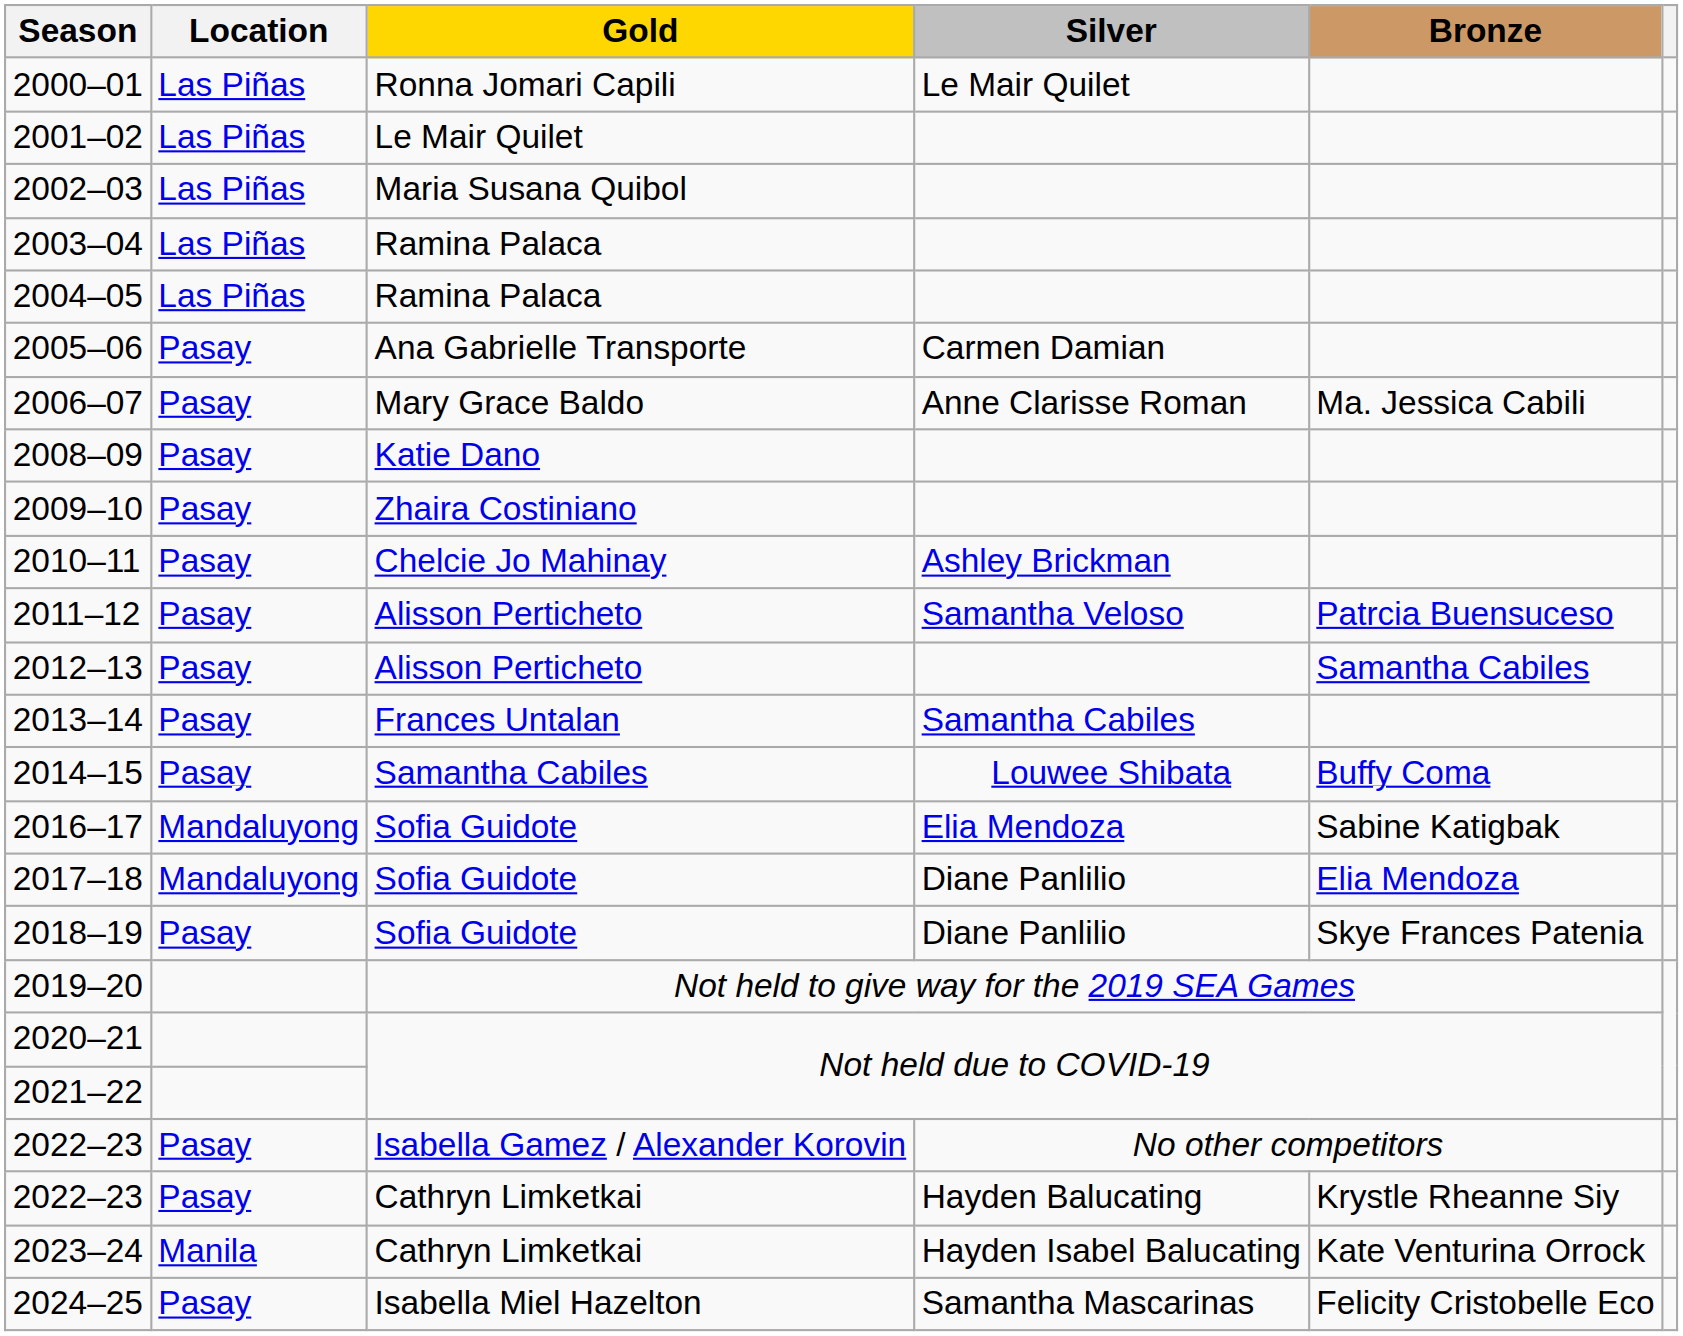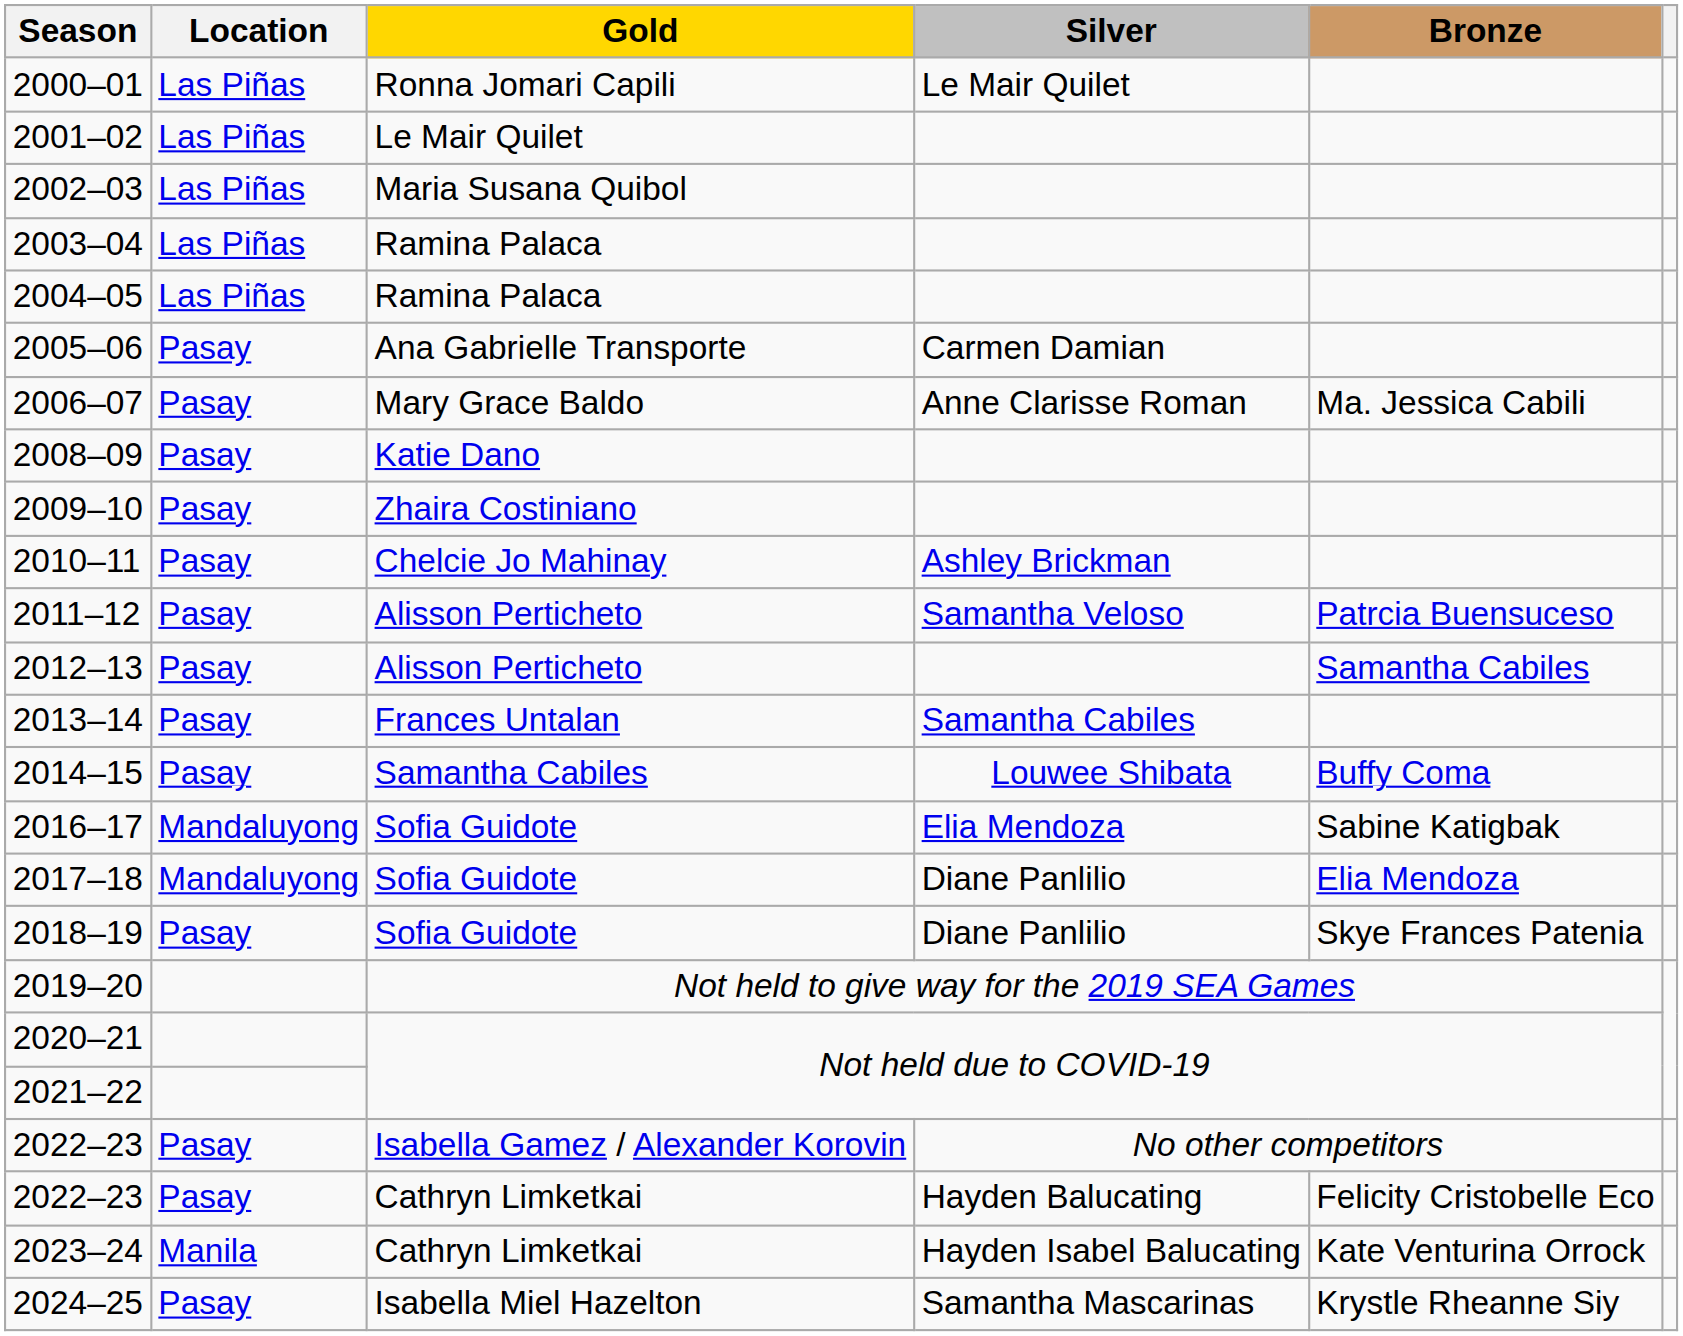(1468, 1197) Krystle Rheanne Siy -> (1485, 1197) Felicity Cristobelle Eco
(1485, 1303) Felicity Cristobelle Eco -> (1468, 1303) Krystle Rheanne Siy
